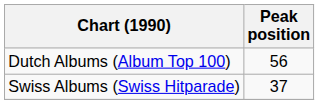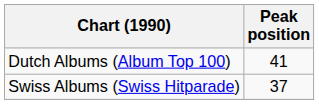(279, 61) 56 -> (279, 61) 41
